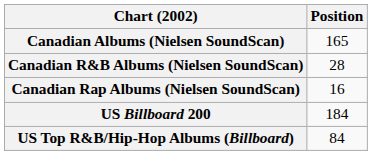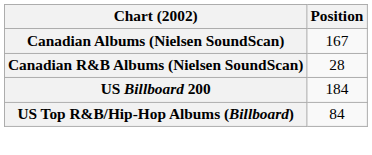(337, 41) 165 -> (337, 41) 167
- row: (156, 89)
